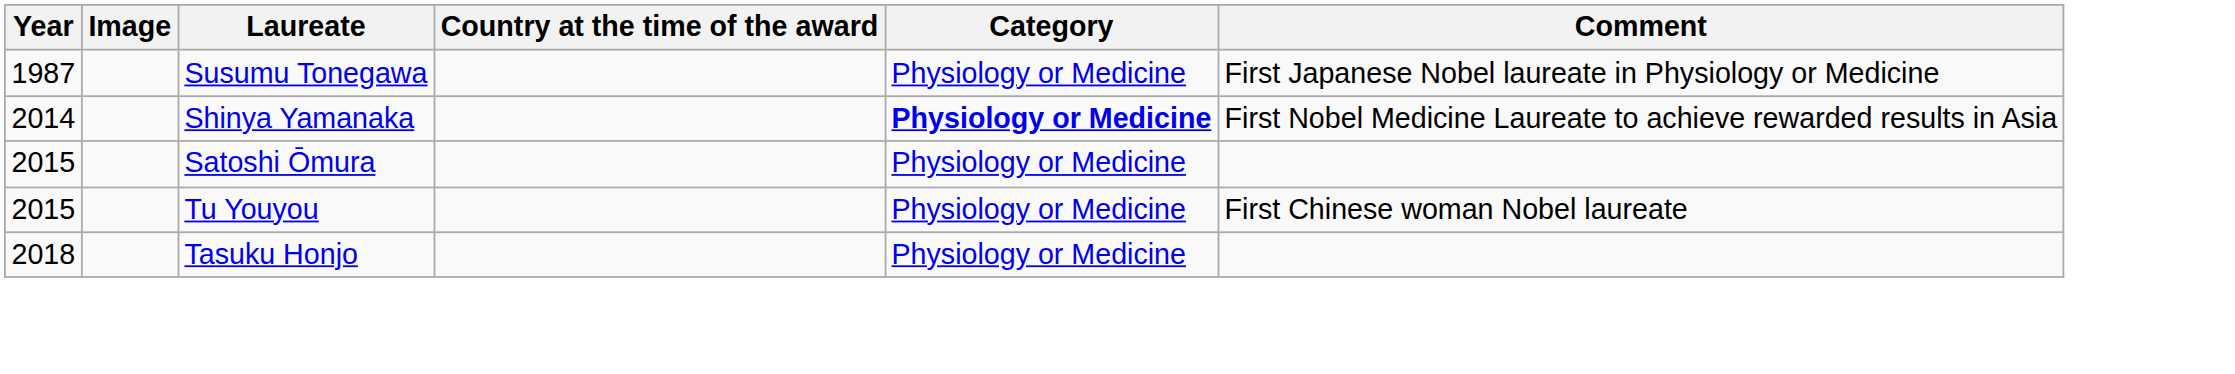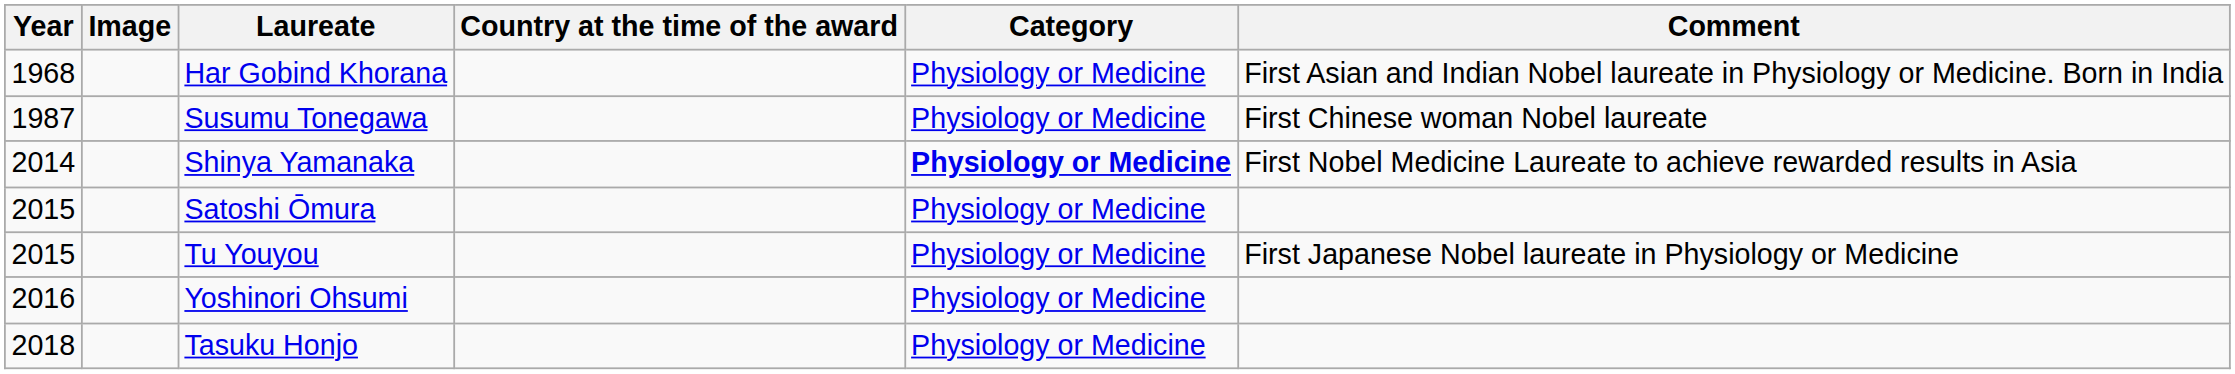+ row: (316, 72)
(1582, 72) First Japanese Nobel laureate in Physiology or Medicine -> (1476, 118) First Chinese woman Nobel laureate
(1456, 208) First Chinese woman Nobel laureate -> (1602, 254) First Japanese Nobel laureate in Physiology or Medicine
+ row: (296, 299)
